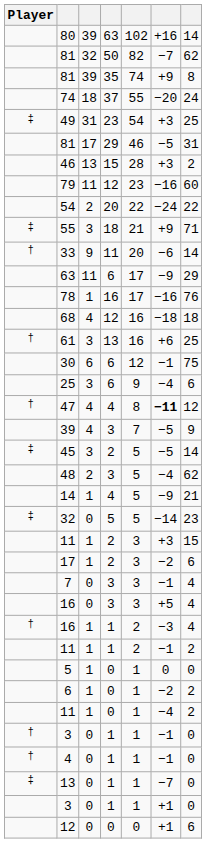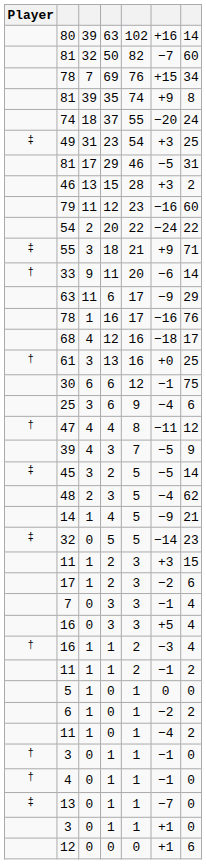(191, 57) 62 -> (191, 57) 60
+ row: (68, 78)
(191, 319) 18 -> (191, 340) 17
(166, 341) +6 -> (166, 362) +0
(166, 407) bold -> (166, 428) normal
